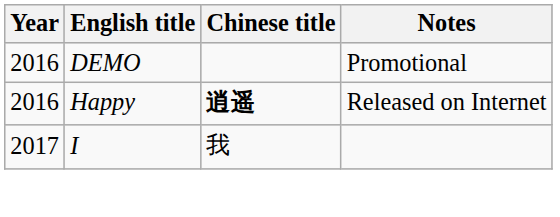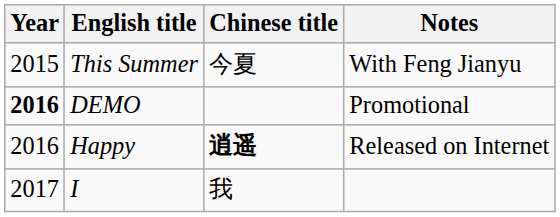+ row: (134, 64)
(35, 62) normal -> (35, 105) bold
